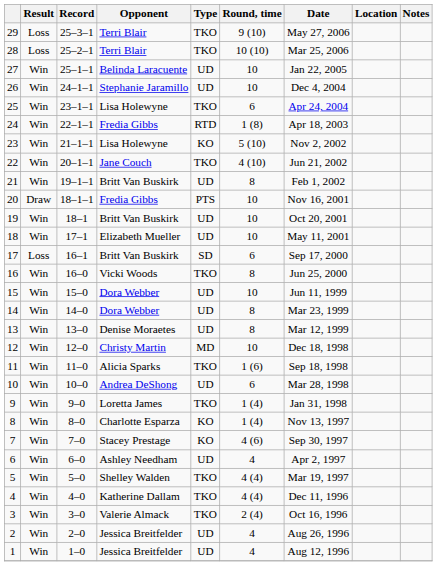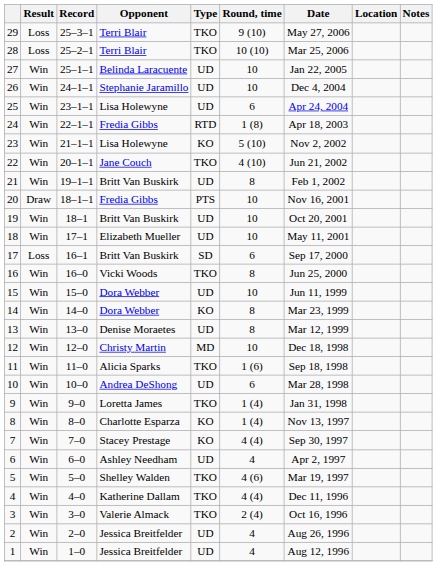(205, 106) TKO -> (205, 106) UD
(205, 310) UD -> (205, 310) KO
(252, 440) 4 (6) -> (252, 440) 4 (4)
(252, 477) 4 (4) -> (252, 477) 4 (6)
